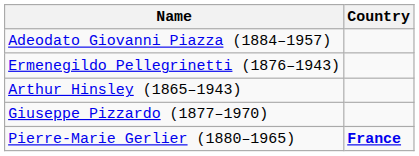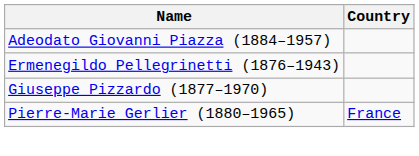- row: (125, 90)
(374, 139) bold -> (374, 114) normal
